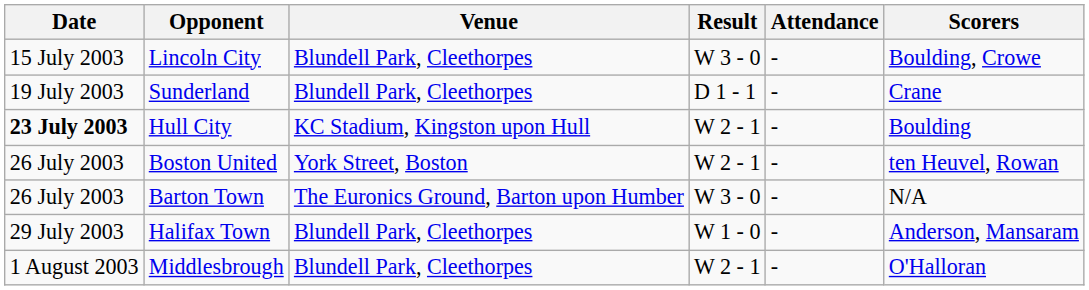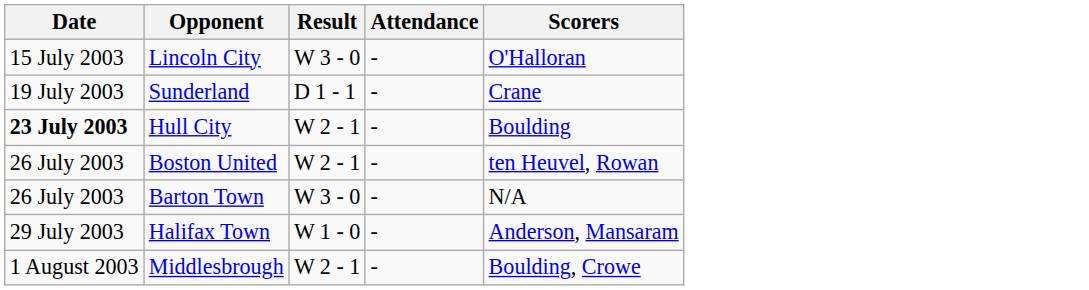- column: (489, 22)
(965, 57) Boulding, Crowe -> (537, 57) O'Halloran
(937, 267) O'Halloran -> (565, 267) Boulding, Crowe
